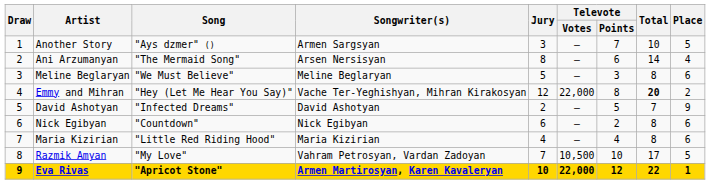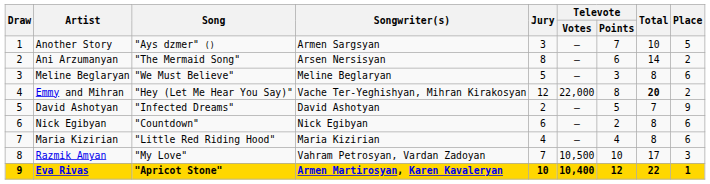(688, 60) 4 -> (688, 60) 2
(688, 155) 5 -> (688, 155) 3
(577, 171) 22,000 -> (577, 171) 10,400
